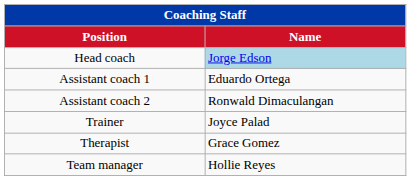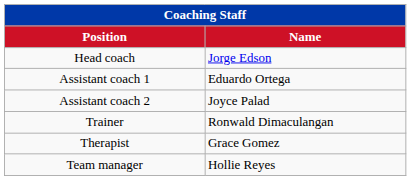(240, 58) lightblue background -> (240, 58) no background
(271, 101) Ronwald Dimaculangan -> (239, 101) Joyce Palad
(239, 122) Joyce Palad -> (271, 122) Ronwald Dimaculangan
